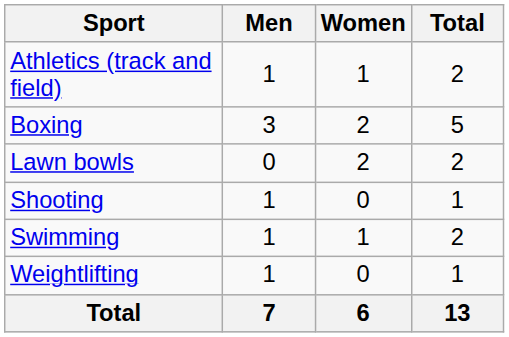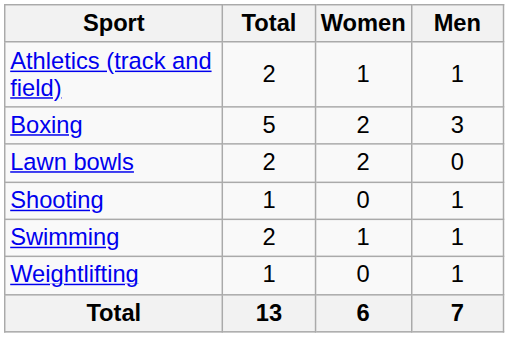columns swapped: (269, 23) <-> (457, 23)
